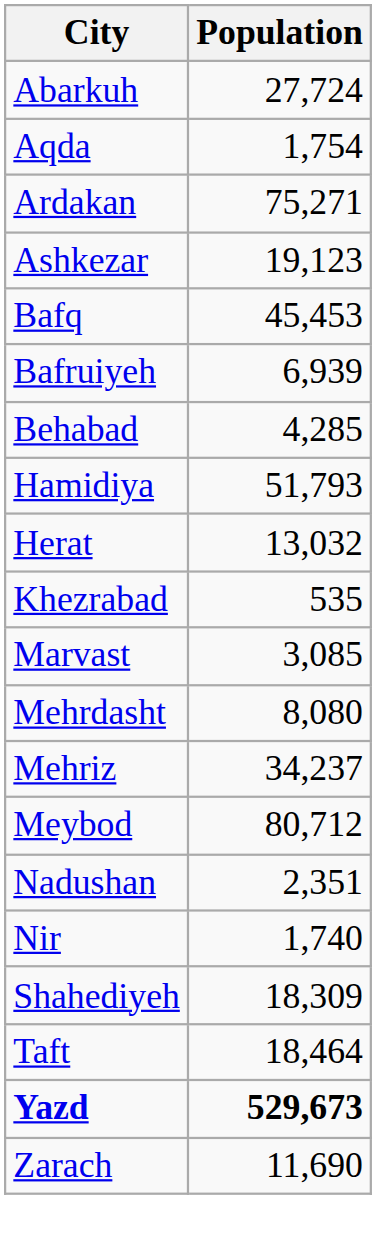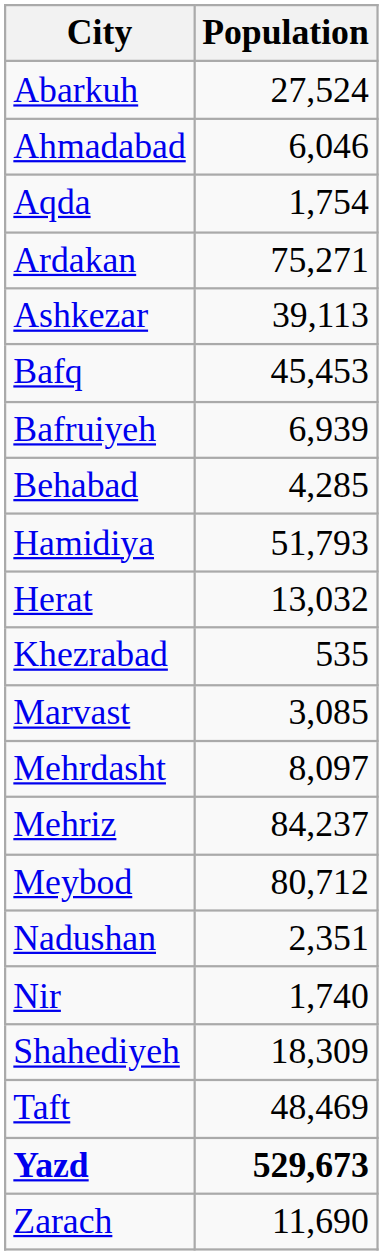(314, 89) 27,724 -> (320, 89) 27,524
+ row: (100, 145)
(314, 259) 19,123 -> (320, 315) 39,113
(323, 711) 8,080 -> (329, 768) 8,097
(314, 768) 34,237 -> (320, 825) 84,237
(314, 1051) 18,464 -> (320, 1107) 48,469
